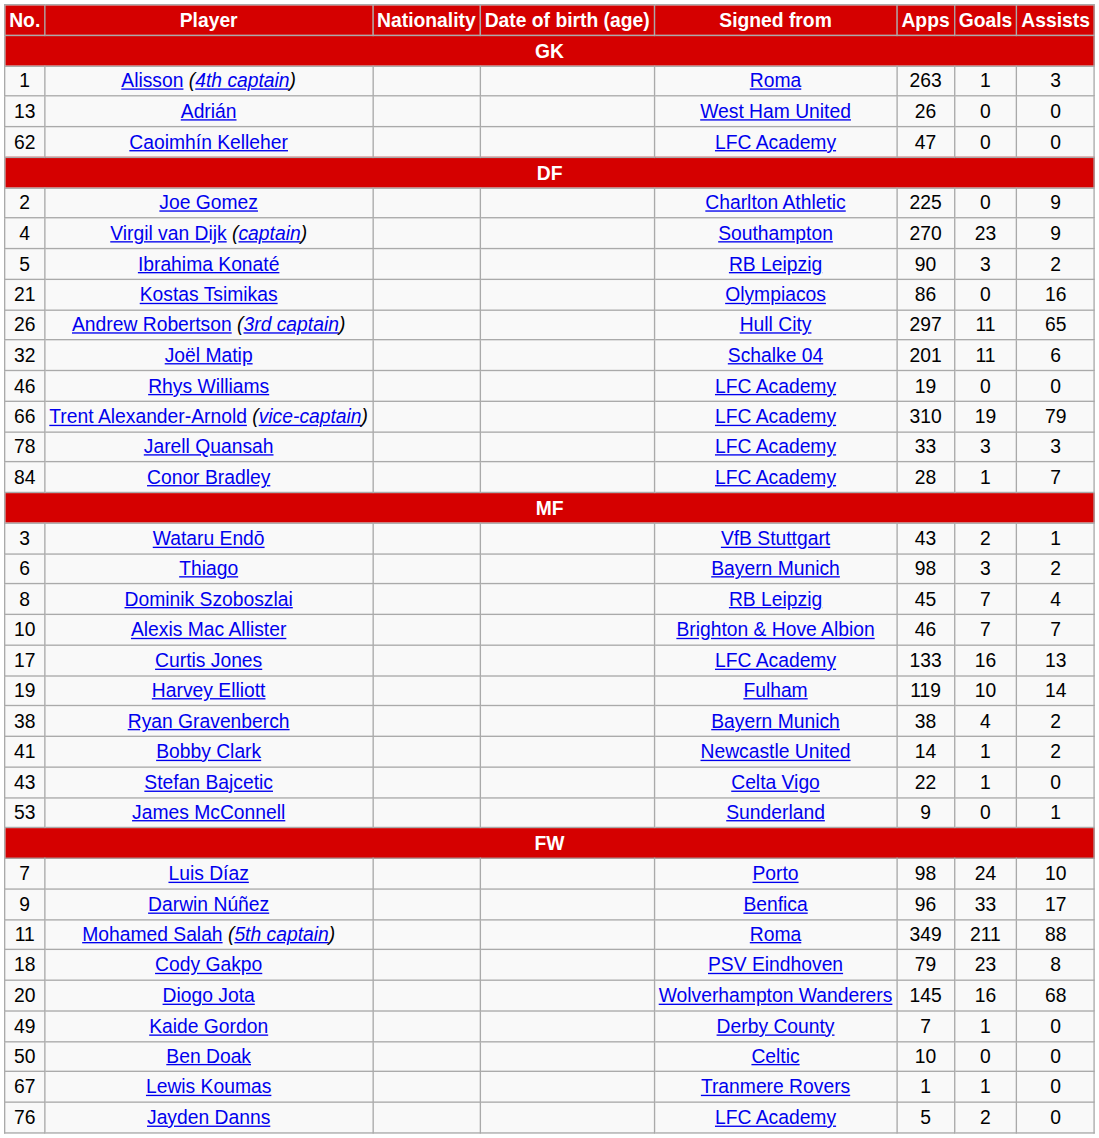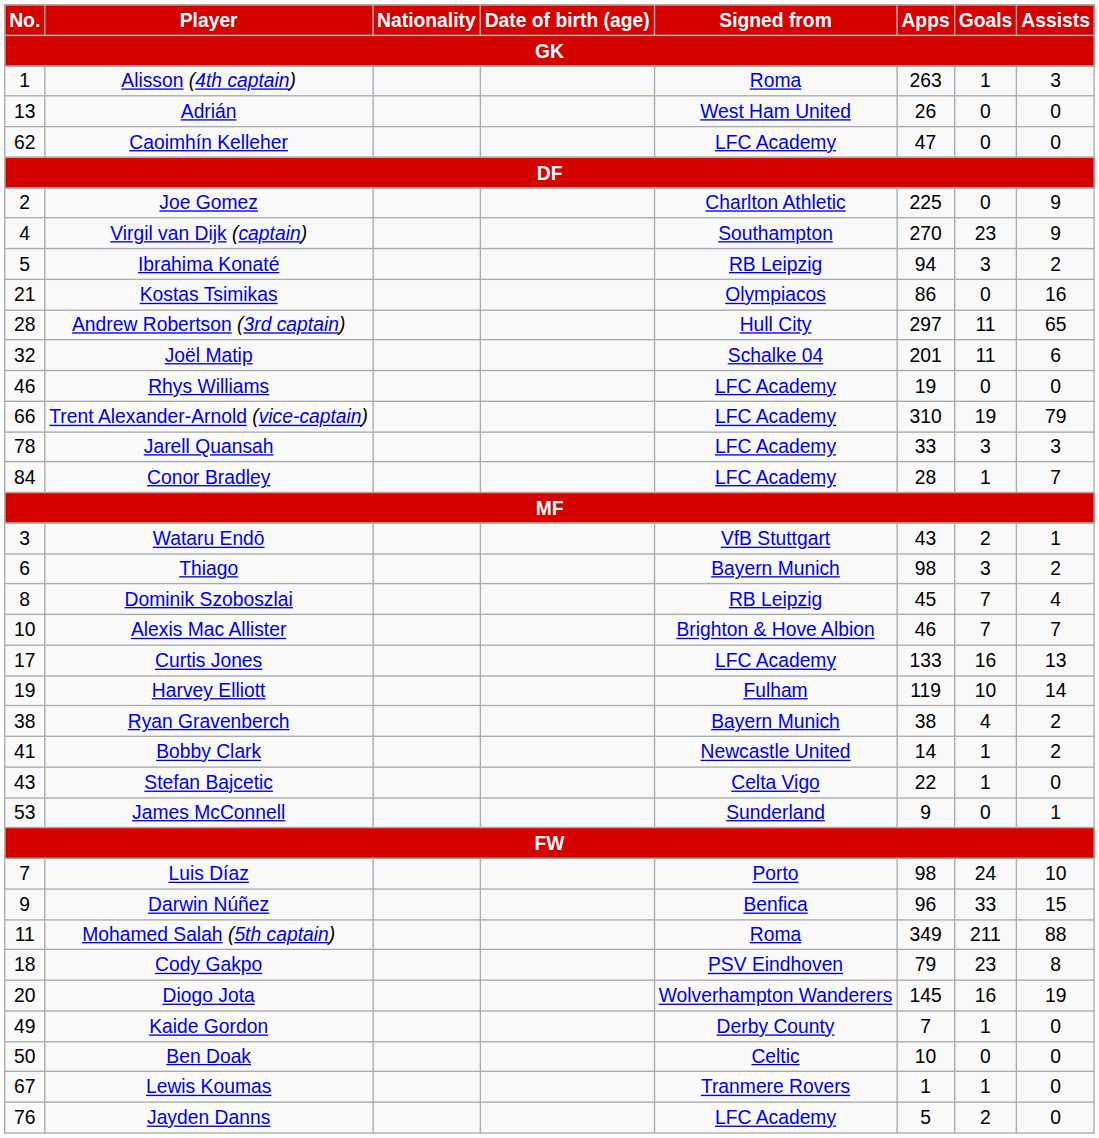(926, 264) 90 -> (926, 264) 94
(25, 325) 26 -> (25, 325) 28
(1056, 904) 17 -> (1056, 904) 15
(1056, 996) 68 -> (1056, 996) 19
